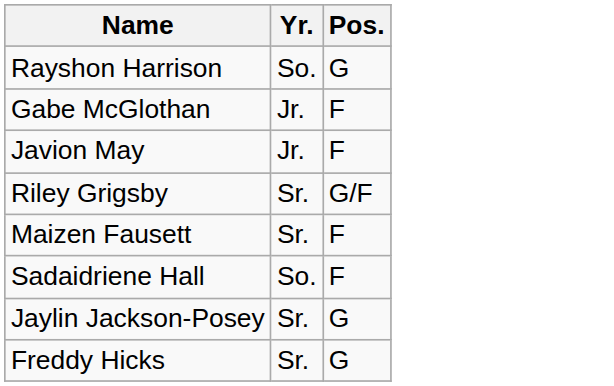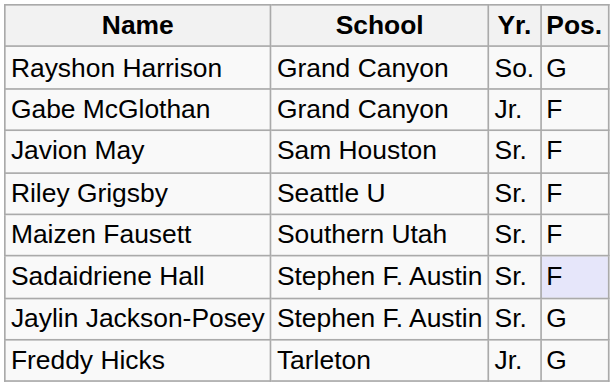+ column: (380, 25)
(291, 151) Jr. -> (511, 151) Sr.
(351, 192) G/F -> (554, 192) F
(297, 276) So. -> (511, 276) Sr.
(337, 276) no background -> (554, 276) lavender background
(293, 360) Sr. -> (509, 360) Jr.
